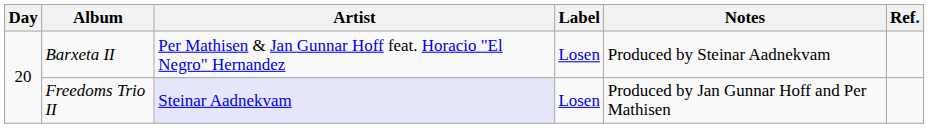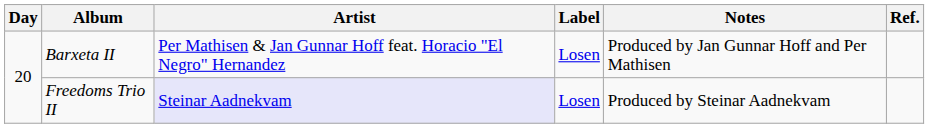(719, 54) Produced by Steinar Aadnekvam -> (737, 54) Produced by Jan Gunnar Hoff and Per Mathisen
(737, 100) Produced by Jan Gunnar Hoff and Per Mathisen -> (719, 100) Produced by Steinar Aadnekvam
